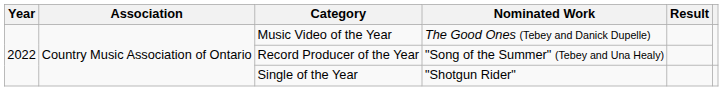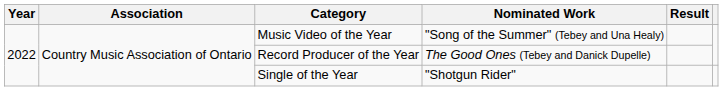(538, 34) The Good Ones (Tebey and Danick Dupelle) -> (544, 34) "Song of the Summer" (Tebey and Una Healy)
(544, 55) "Song of the Summer" (Tebey and Una Healy) -> (538, 55) The Good Ones (Tebey and Danick Dupelle)
